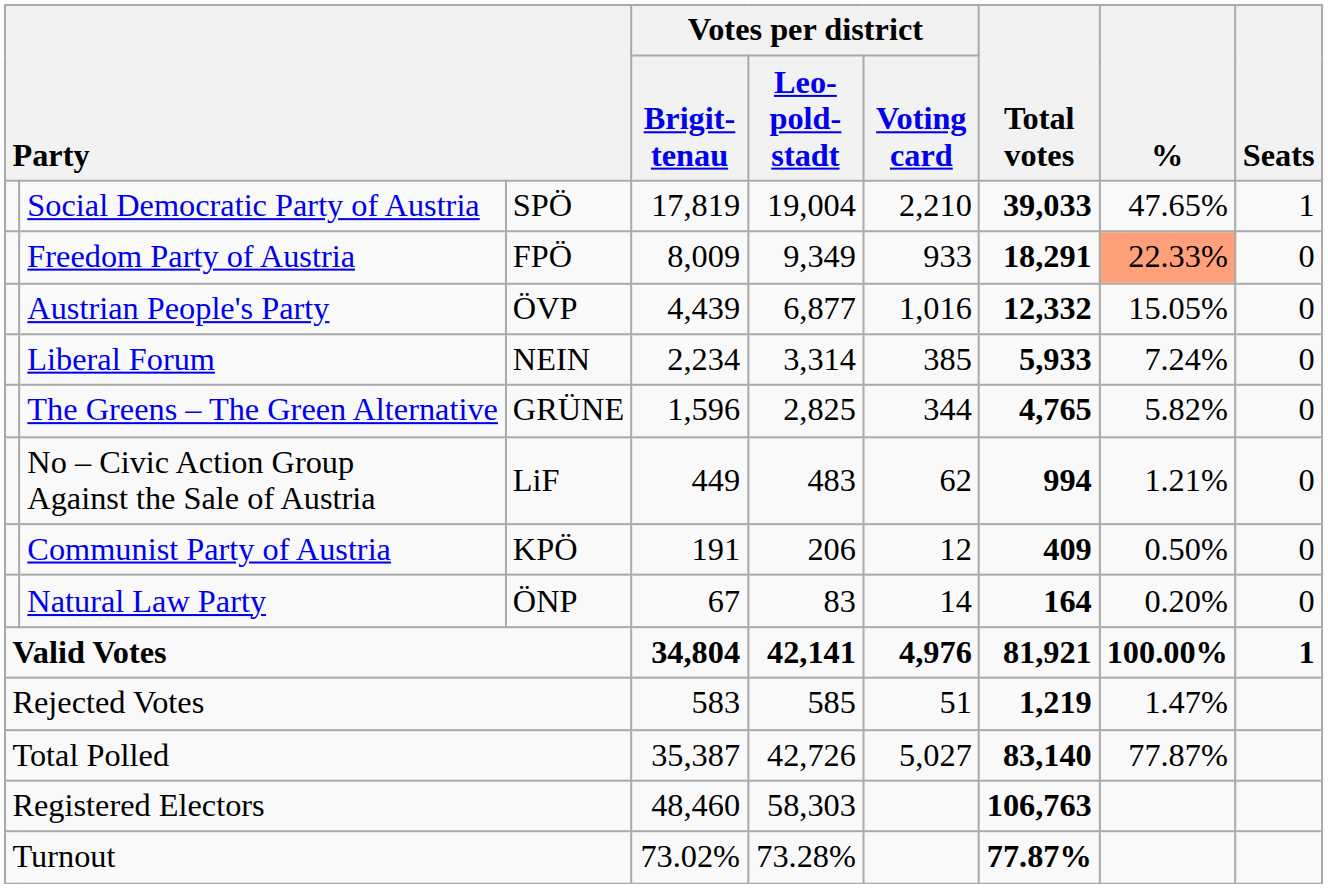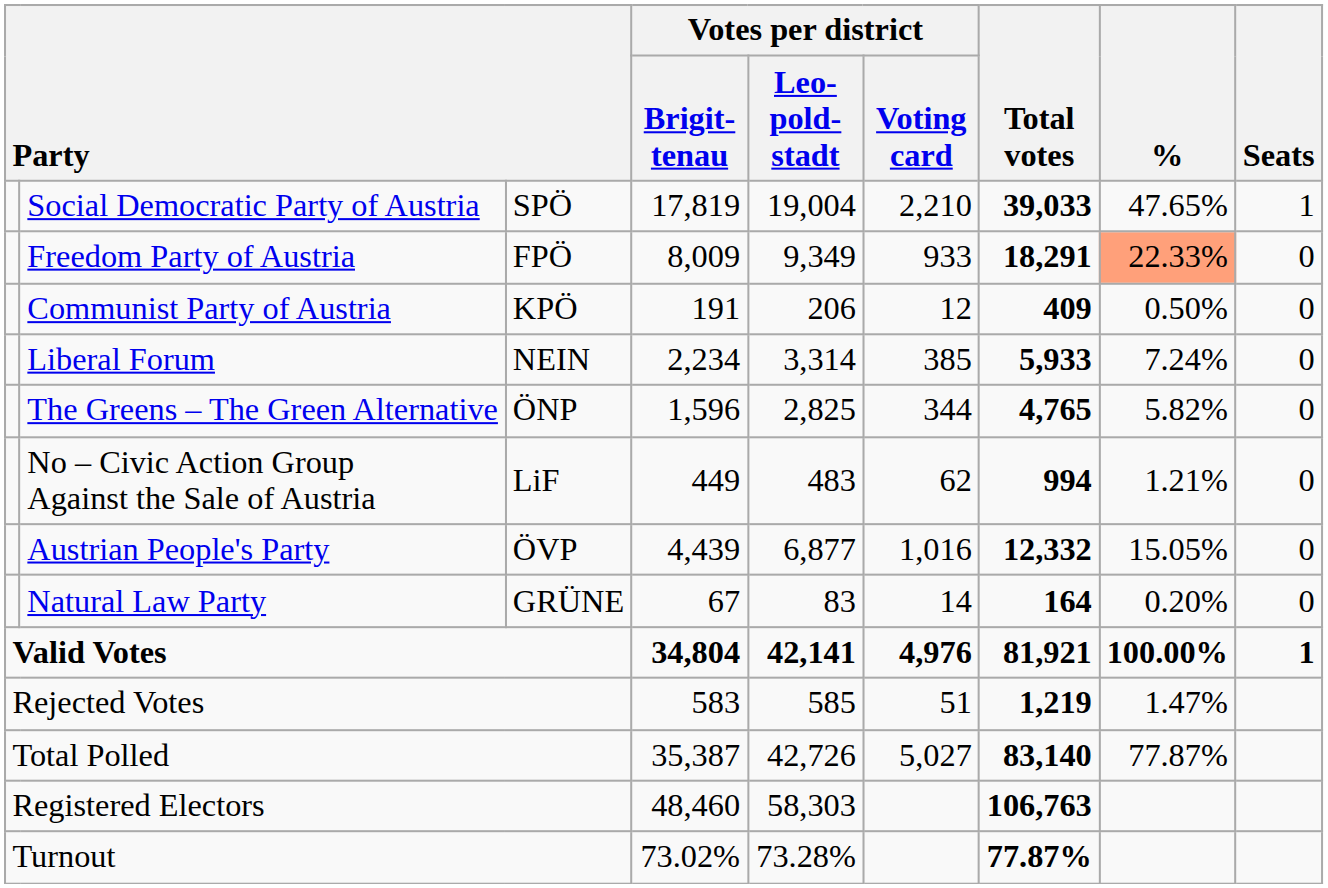rows swapped: (178, 307) <-> (209, 549)
(568, 410) GRÜNE -> (545, 410) ÖNP
(545, 600) ÖNP -> (568, 600) GRÜNE
